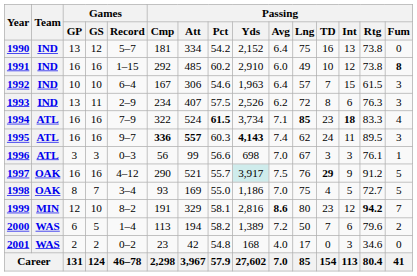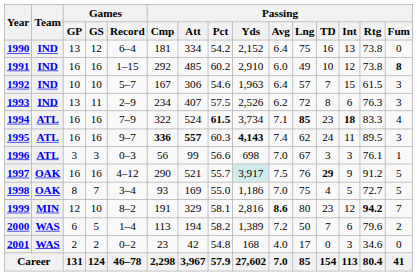(127, 48) 5–7 -> (127, 48) 6–4
(127, 84) 6–4 -> (127, 84) 5–7
